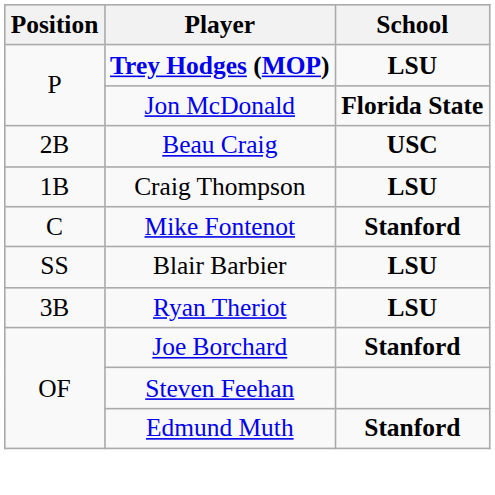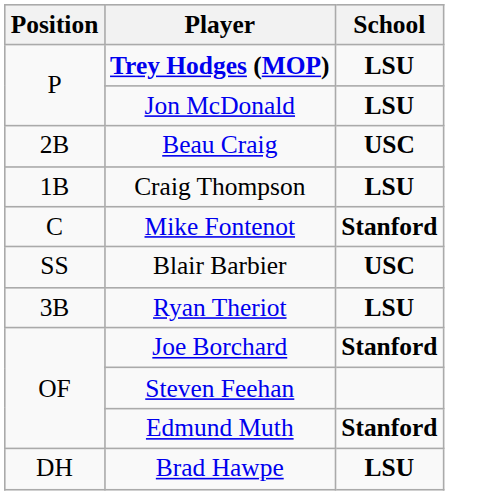(412, 105) Florida State -> (389, 105) LSU
(412, 266) LSU -> (389, 266) USC
+ row: (220, 468)
